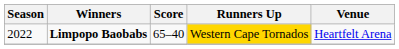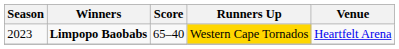(20, 34) 2022 -> (20, 34) 2023
